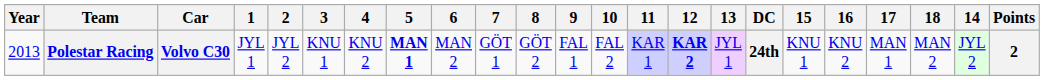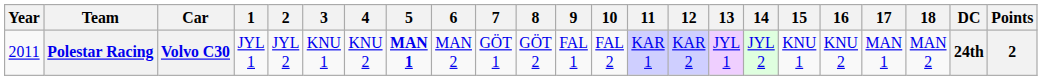columns swapped: (972, 17) <-> (764, 17)
(24, 52) 2013 -> (24, 52) 2011
(690, 52) bold -> (689, 52) normal
